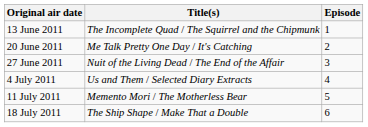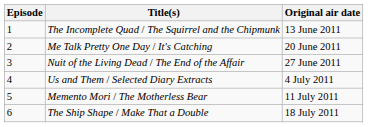columns swapped: (342, 12) <-> (45, 12)
